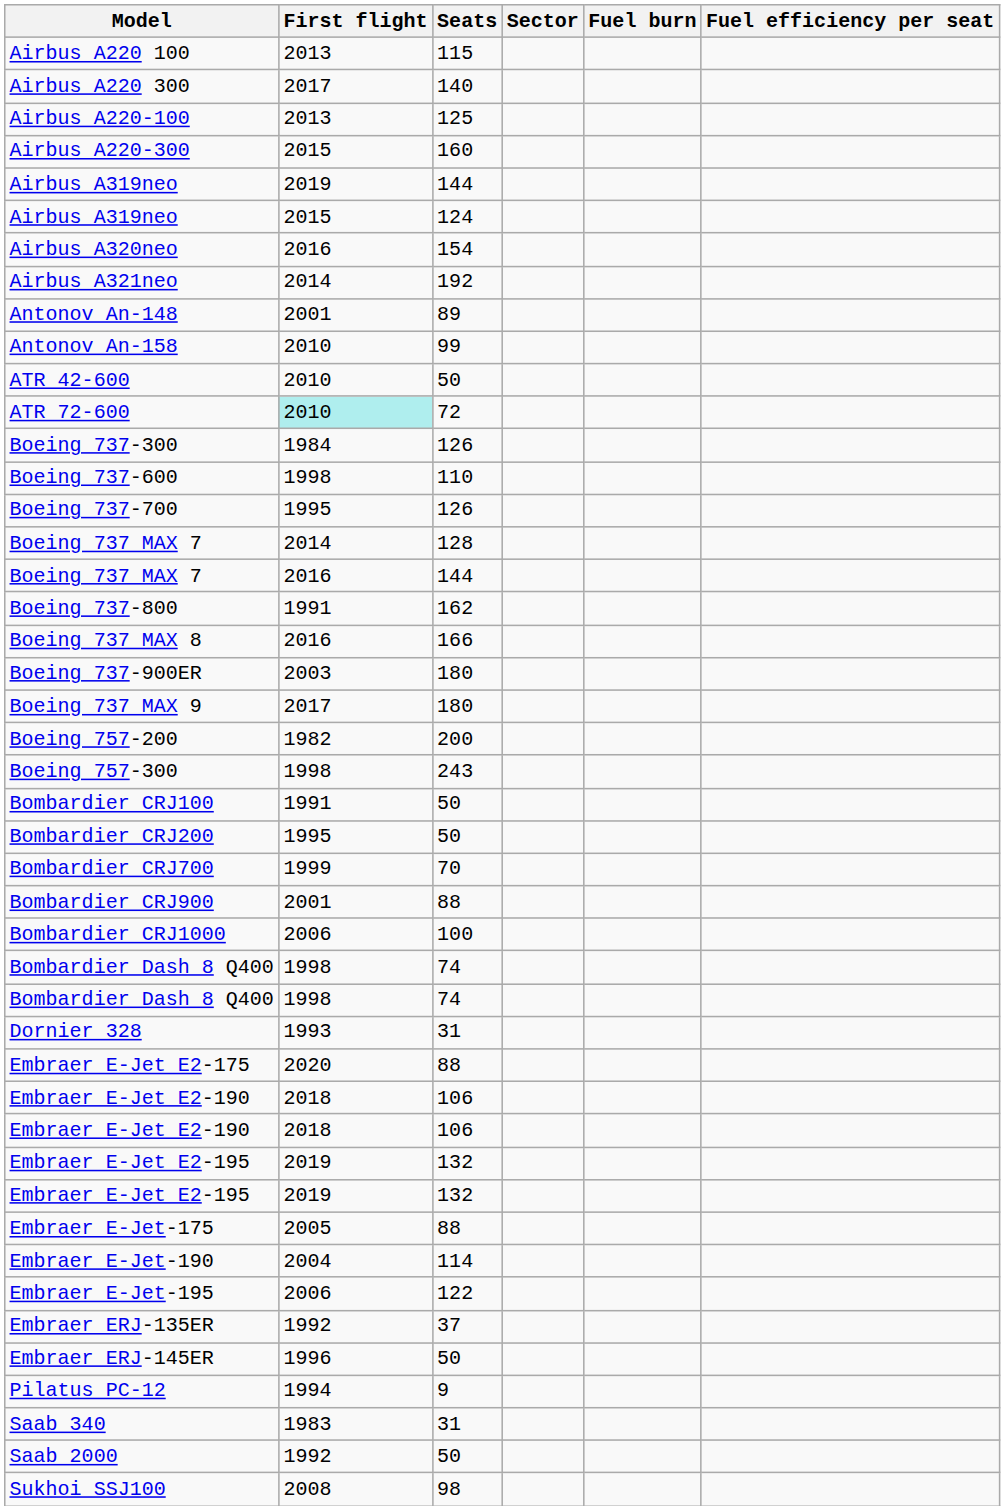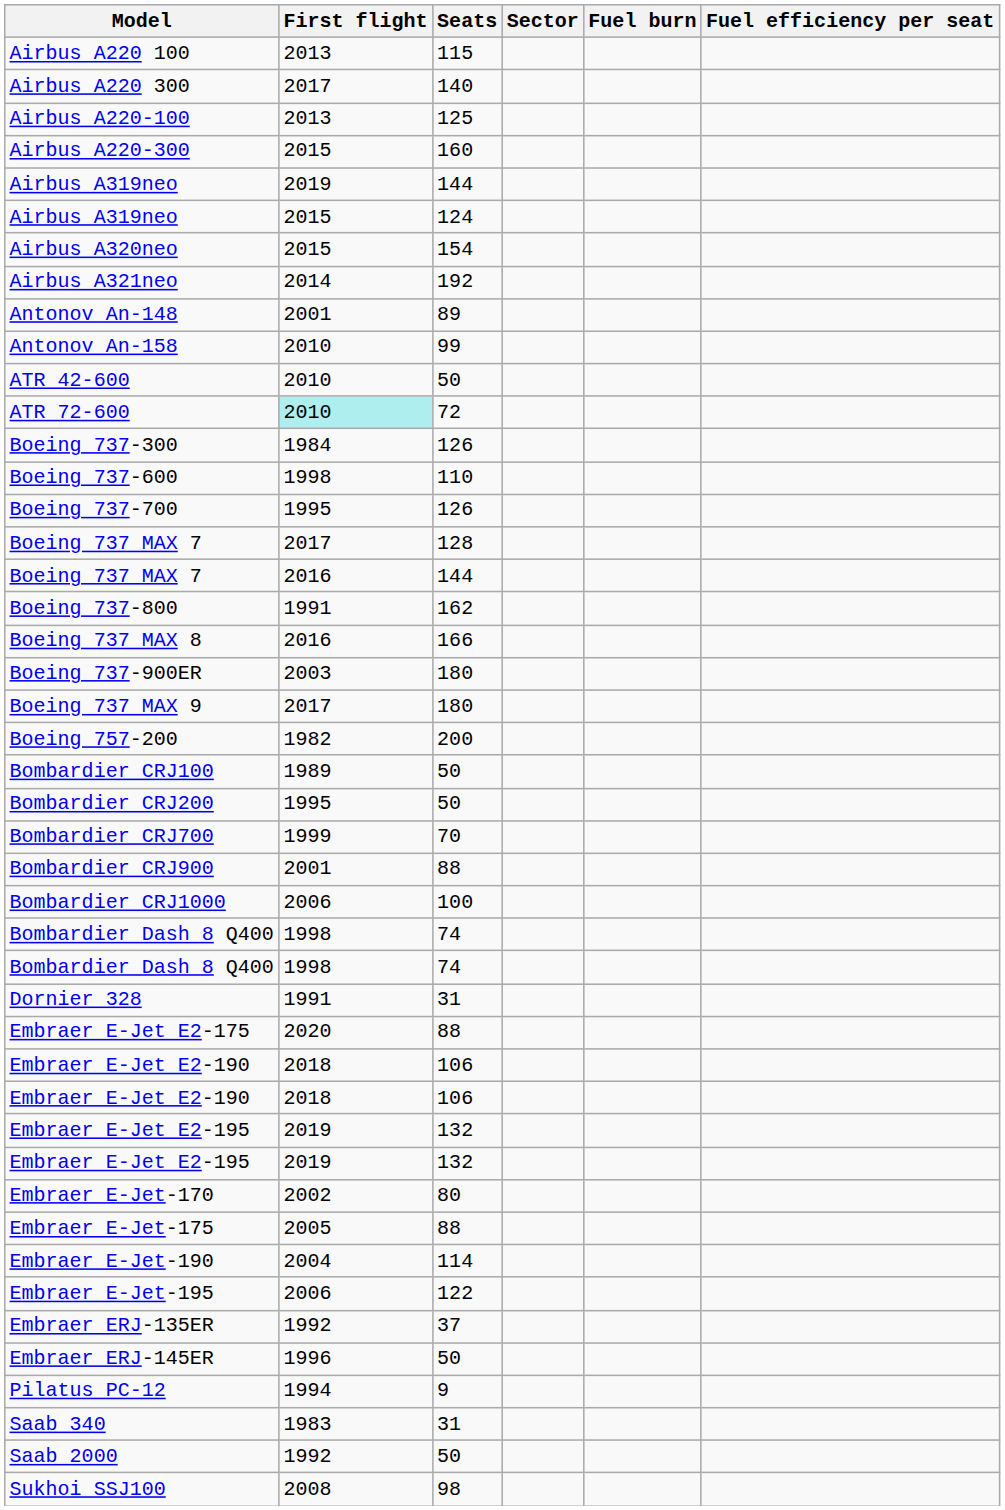(307, 249) 2016 -> (307, 249) 2015
(307, 543) 2014 -> (307, 543) 2017
- row: (94, 772)
(307, 804) 1991 -> (307, 772) 1989
(307, 1033) 1993 -> (307, 1000) 1991
+ row: (112, 1196)
